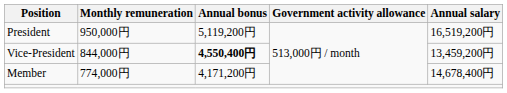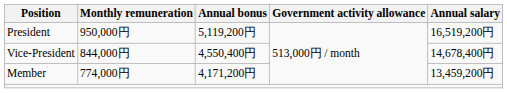(227, 53) bold -> (227, 53) normal
(462, 53) 13,459,200円 -> (462, 53) 14,678,400円
(462, 73) 14,678,400円 -> (462, 73) 13,459,200円
